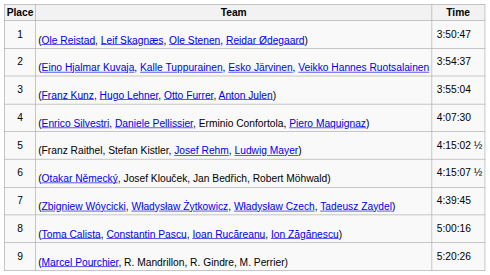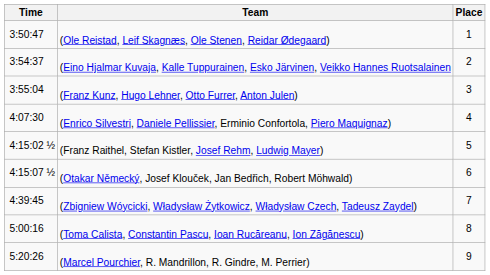columns swapped: (20, 12) <-> (458, 12)
